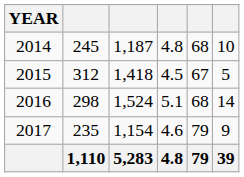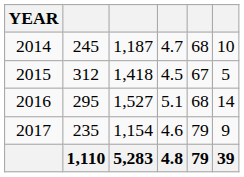(172, 46) 4.8 -> (172, 46) 4.7
(86, 102) 298 -> (86, 102) 295
(133, 102) 1,524 -> (133, 102) 1,527
